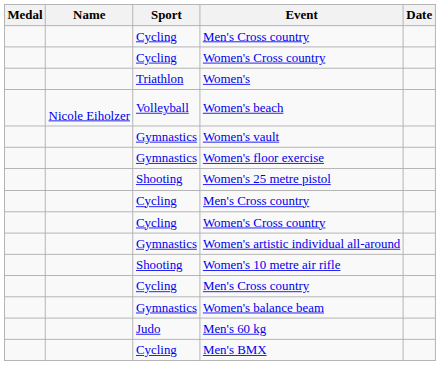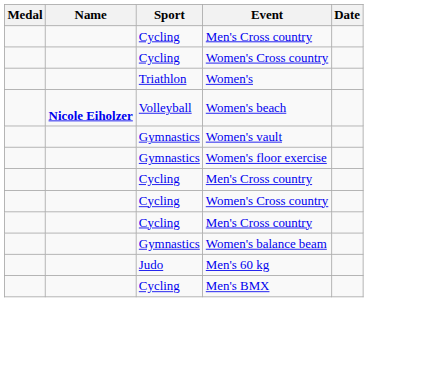(89, 115) normal -> (91, 115) bold
- row: (159, 179)
- row: (166, 243)
- row: (159, 264)
